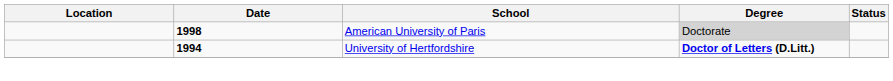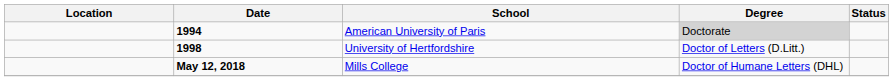(189, 31) 1998 -> (189, 31) 1994
(189, 48) 1994 -> (189, 48) 1998
(748, 48) bold -> (743, 48) normal
+ row: (377, 66)
